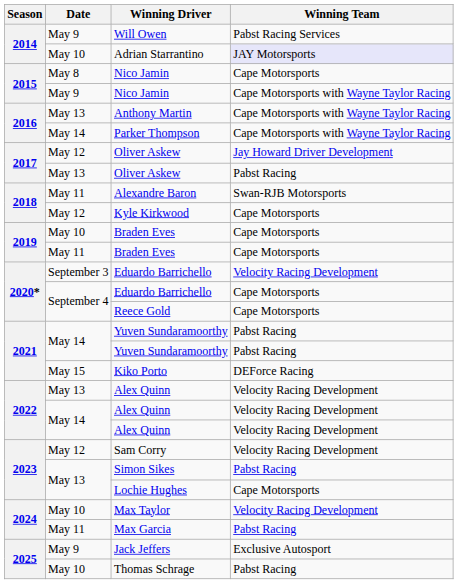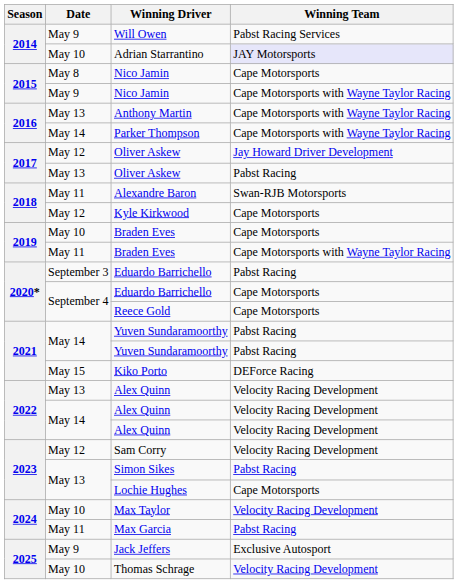(276, 252) Cape Motorsports -> (342, 252) Cape Motorsports with Wayne Taylor Racing
(306, 271) Velocity Racing Development -> (265, 271) Pabst Racing
(265, 568) Pabst Racing -> (306, 568) Velocity Racing Development
